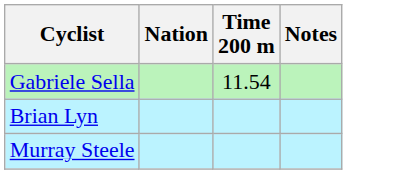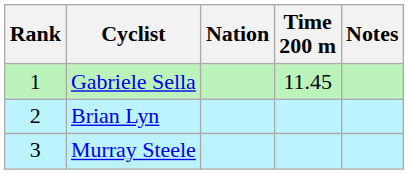+ column: (35, 34)
(246, 81) 11.54 -> (308, 81) 11.45
